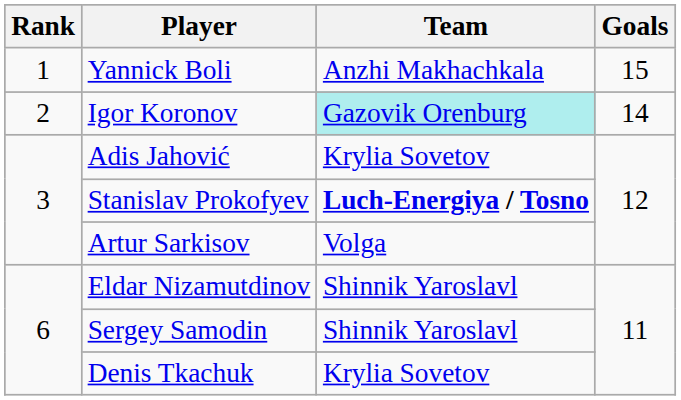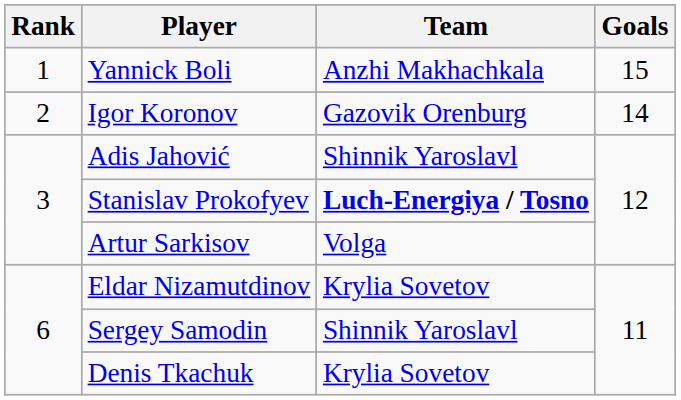(425, 112) paleturquoise background -> (425, 112) no background
(406, 156) Krylia Sovetov -> (420, 156) Shinnik Yaroslavl
(420, 286) Shinnik Yaroslavl -> (406, 286) Krylia Sovetov
